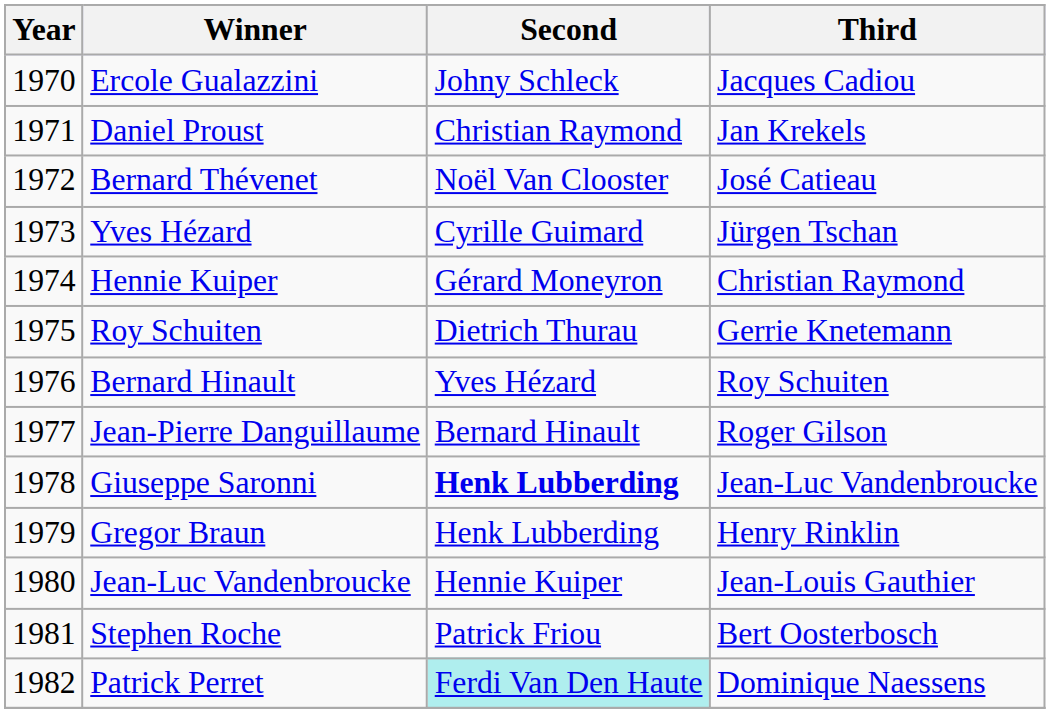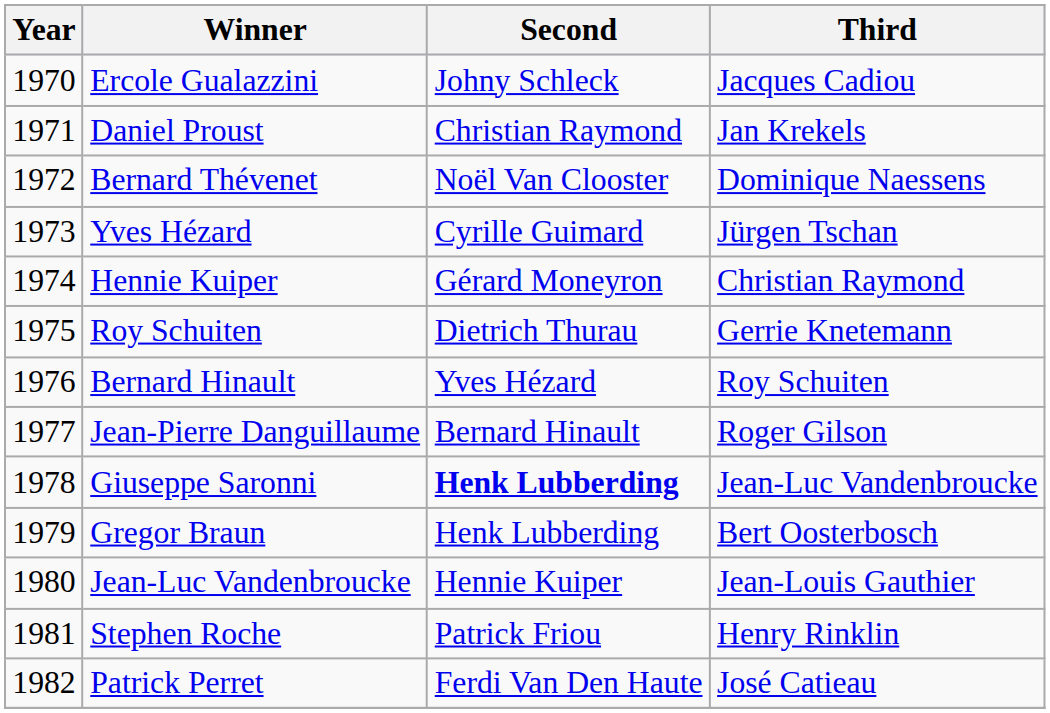(797, 180) José Catieau -> (851, 180) Dominique Naessens
(808, 532) Henry Rinklin -> (828, 532) Bert Oosterbosch
(828, 632) Bert Oosterbosch -> (808, 632) Henry Rinklin
(569, 682) paleturquoise background -> (569, 682) no background
(851, 682) Dominique Naessens -> (797, 682) José Catieau
